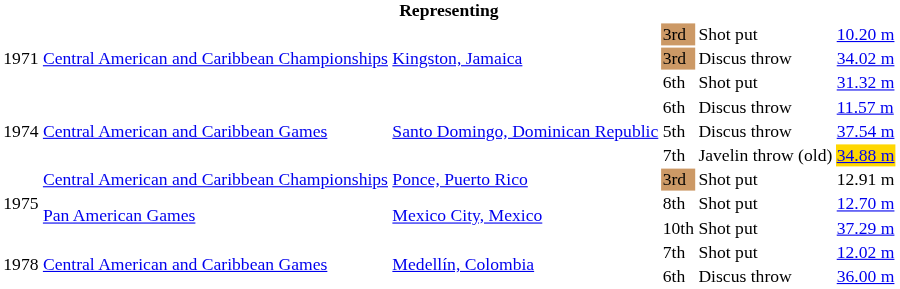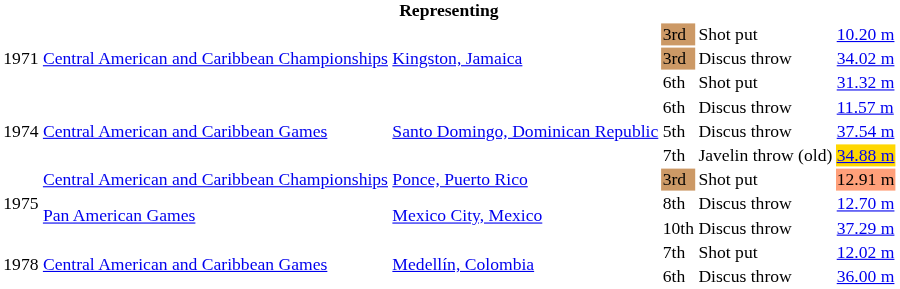(866, 179) no background -> (866, 179) lightsalmon background
(728, 203) Shot put -> (745, 203) Discus throw
(728, 227) Shot put -> (745, 227) Discus throw
